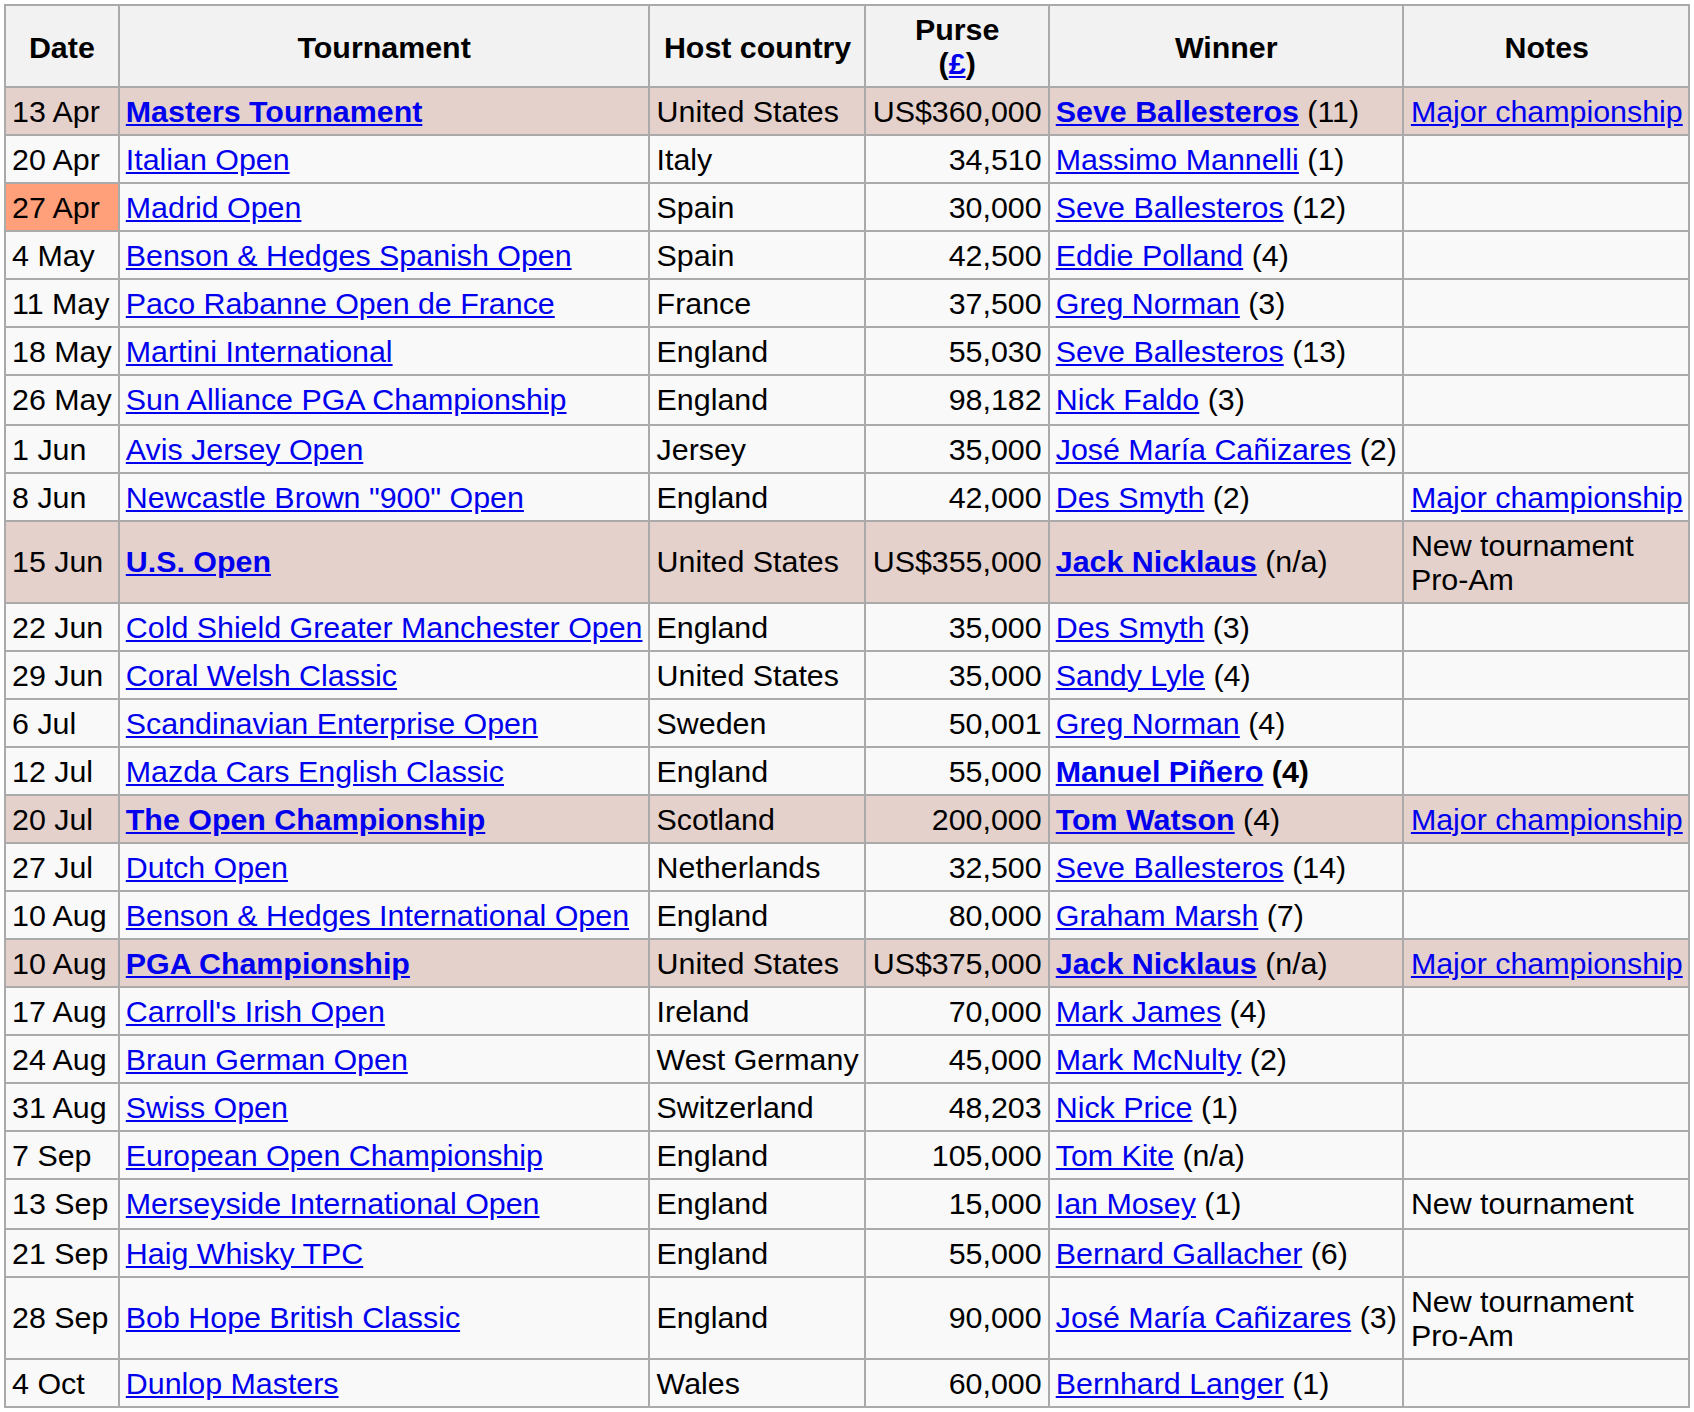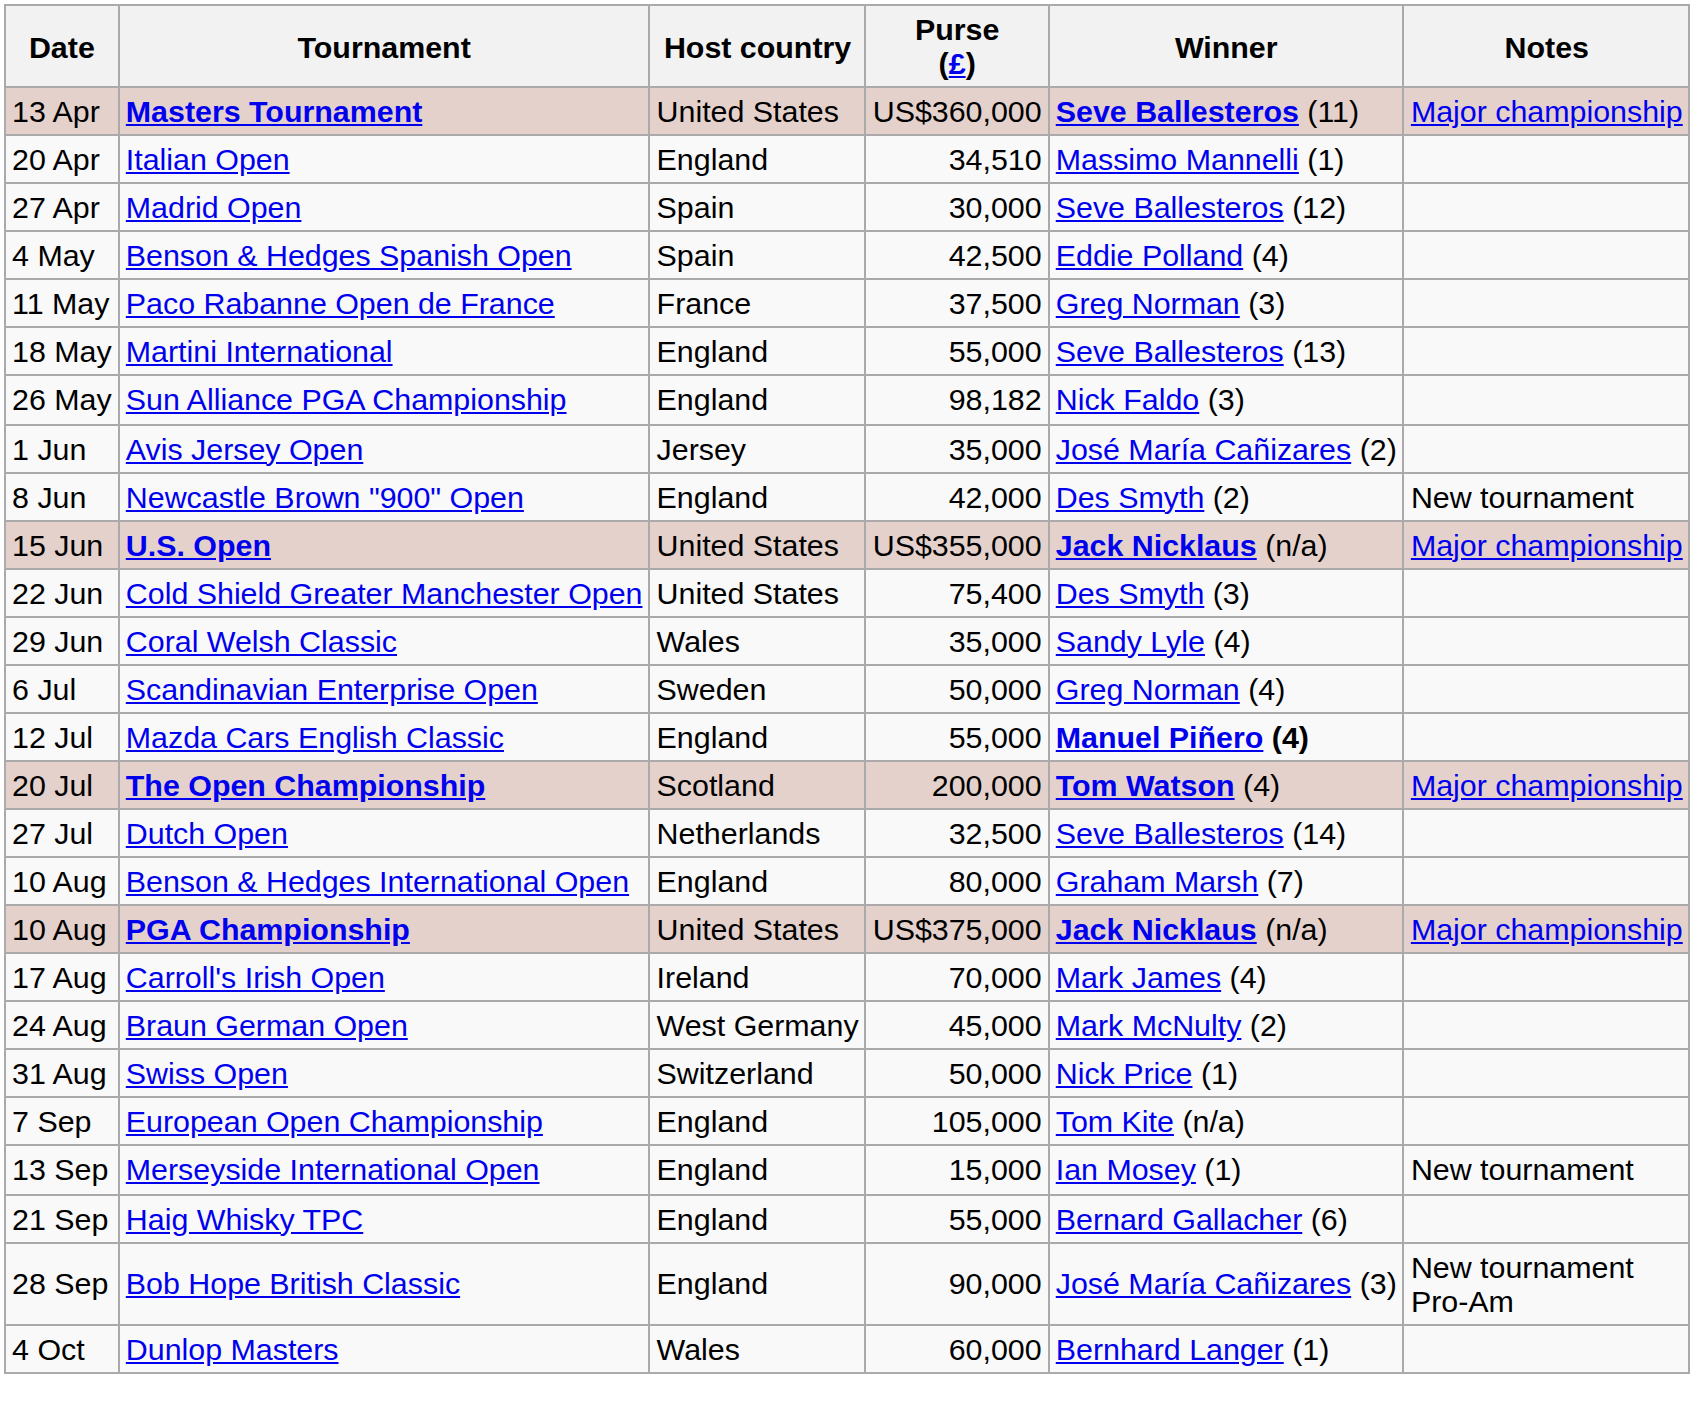(684, 160) Italy -> (712, 160) England
(56, 208) lightsalmon background -> (56, 208) no background
(995, 352) 55,030 -> (995, 352) 55,000
(1547, 496) Major championship -> (1522, 496) New tournament
(1522, 562) New tournament Pro-Am -> (1547, 544) Major championship
(712, 627) England -> (748, 593) United States
(995, 627) 35,000 -> (995, 593) 75,400
(748, 675) United States -> (698, 641) Wales
(995, 723) 50,001 -> (995, 689) 50,000
(995, 1108) 48,203 -> (995, 1074) 50,000
